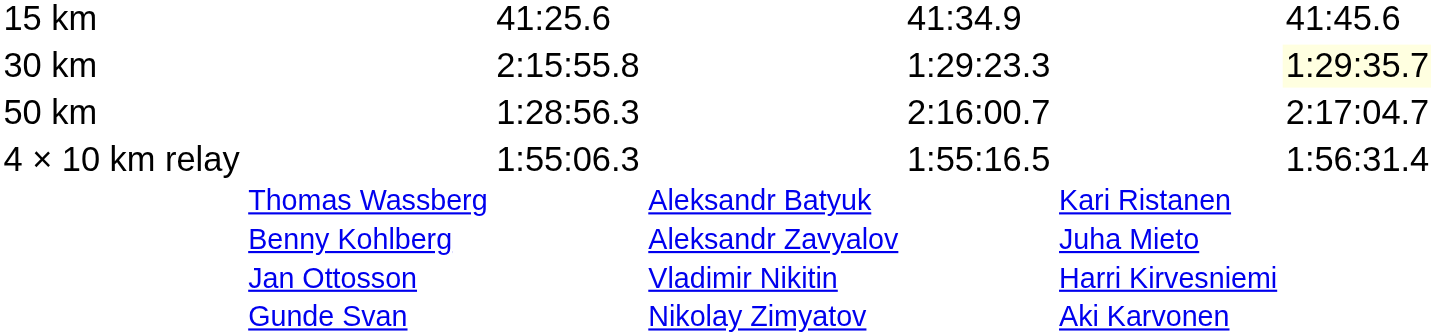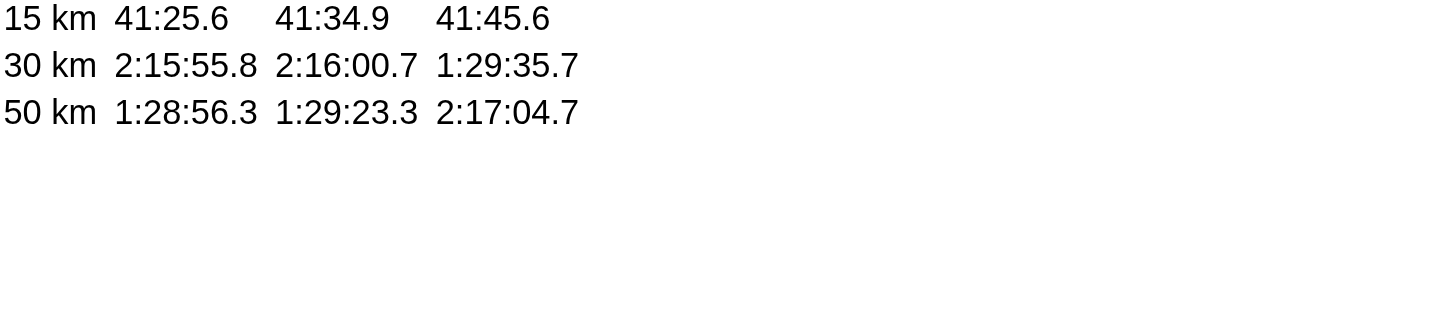(979, 65) 1:29:23.3 -> (347, 65) 2:16:00.7
(1358, 65) lightyellow background -> (507, 65) no background
(979, 112) 2:16:00.7 -> (347, 112) 1:29:23.3
- row: (122, 160)
